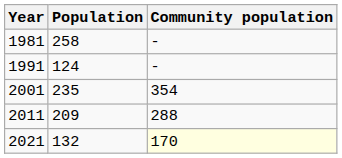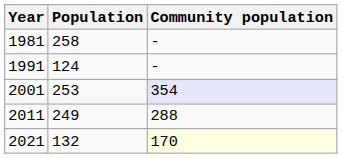(66, 91) 235 -> (66, 91) 253
(164, 91) no background -> (164, 91) lavender background
(66, 116) 209 -> (66, 116) 249
